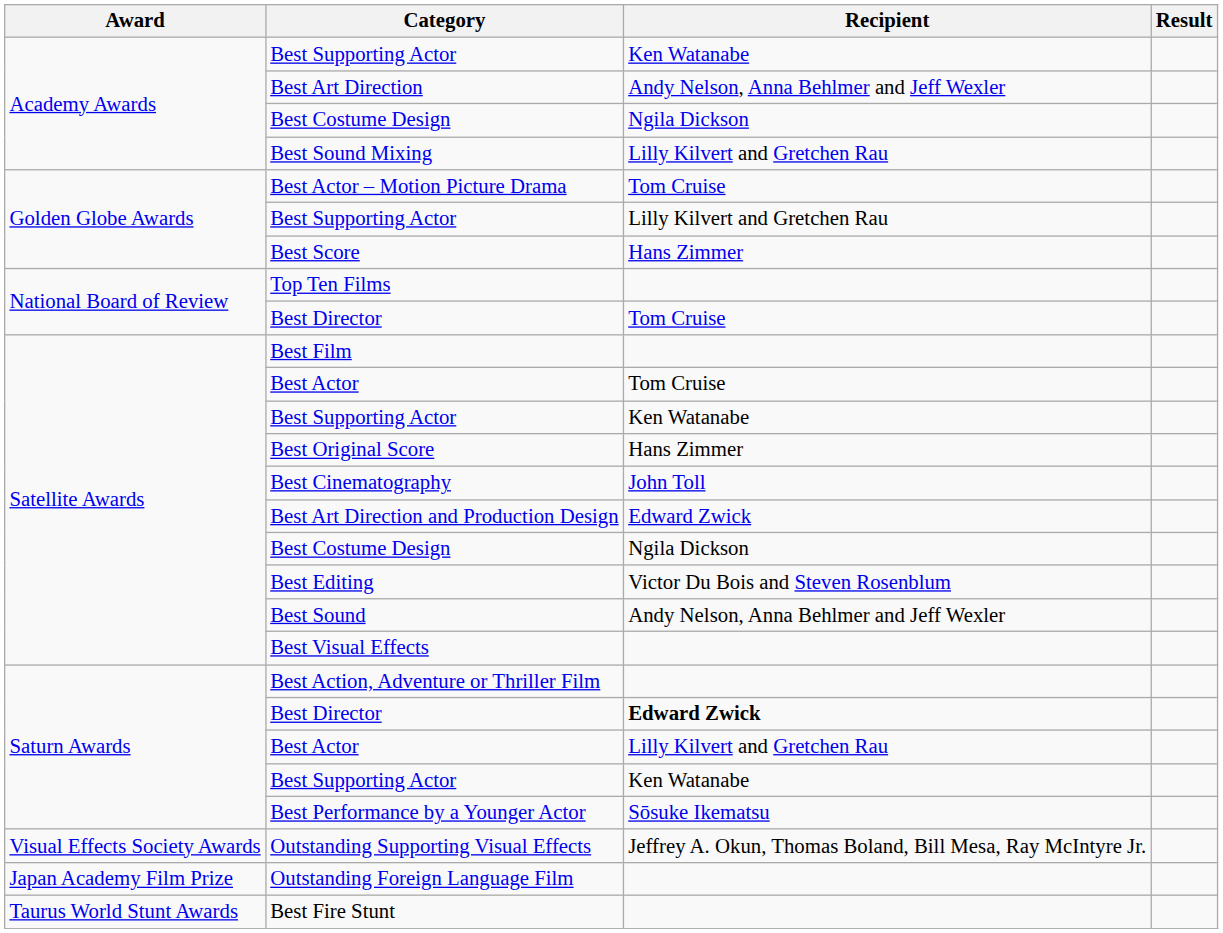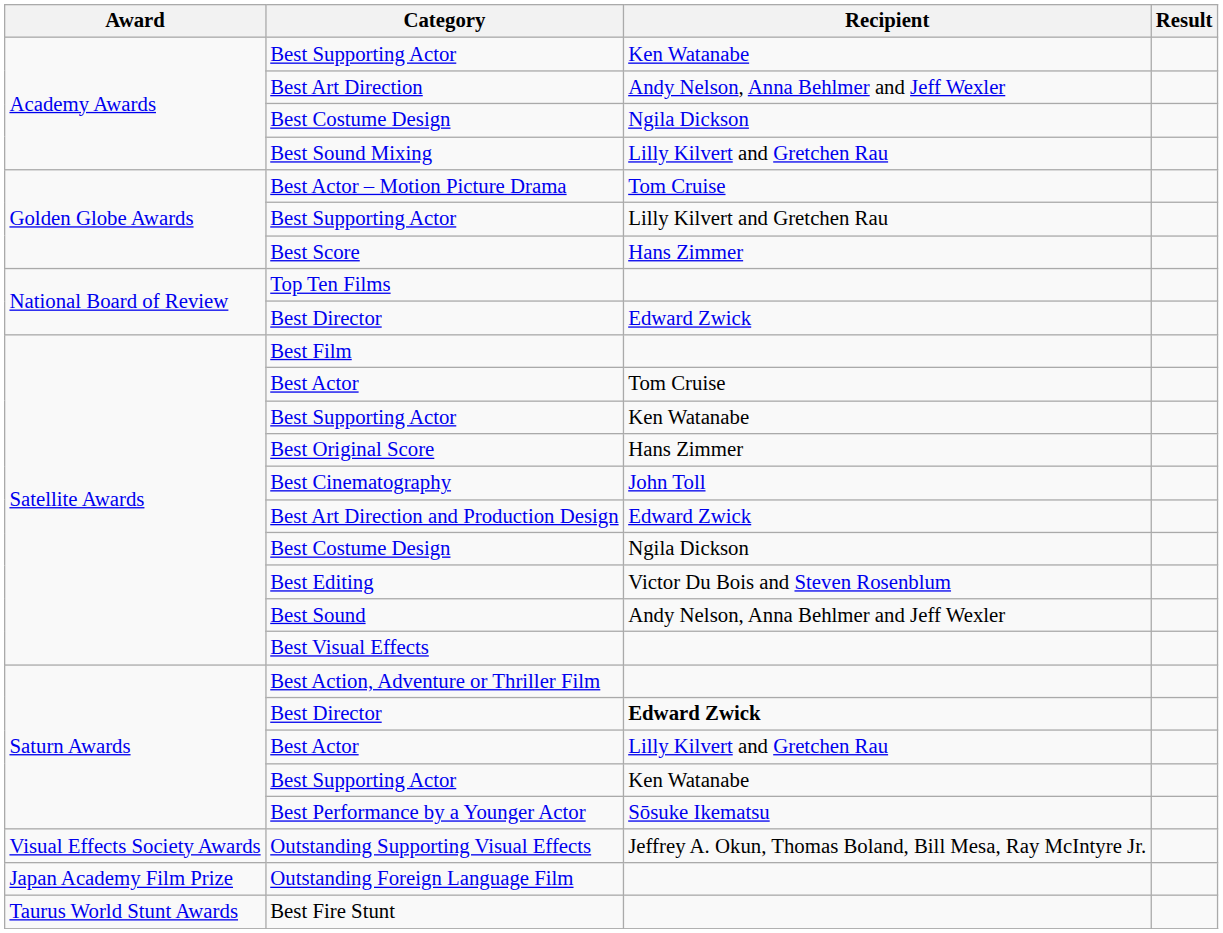(677, 317) Tom Cruise -> (690, 317) Edward Zwick
